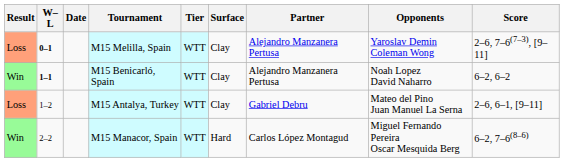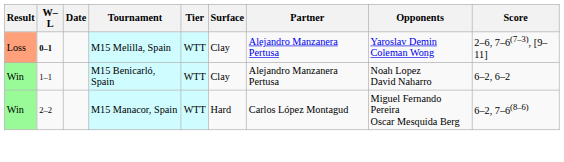(46, 76) bold -> (46, 77) normal
- row: (135, 104)
